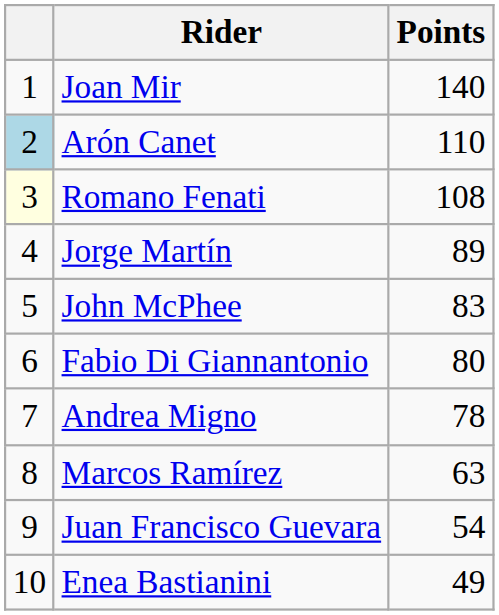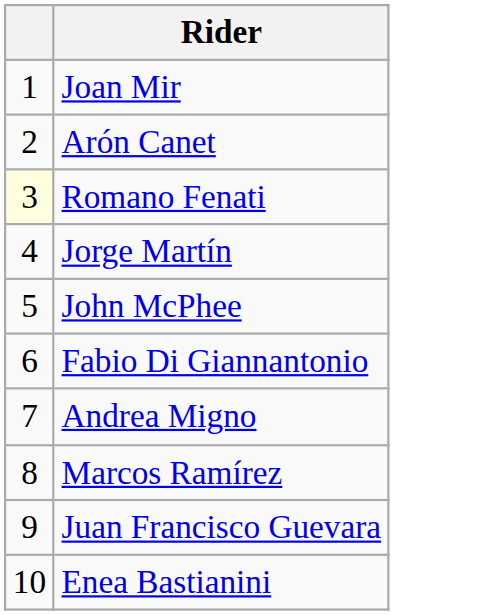- column: (441, 32)
(29, 141) lightblue background -> (29, 141) no background
